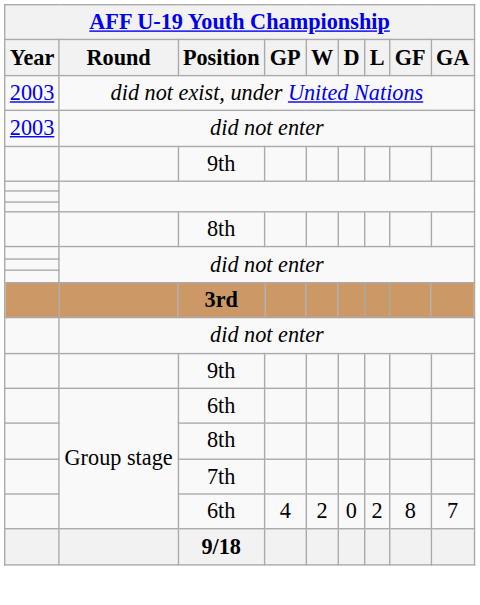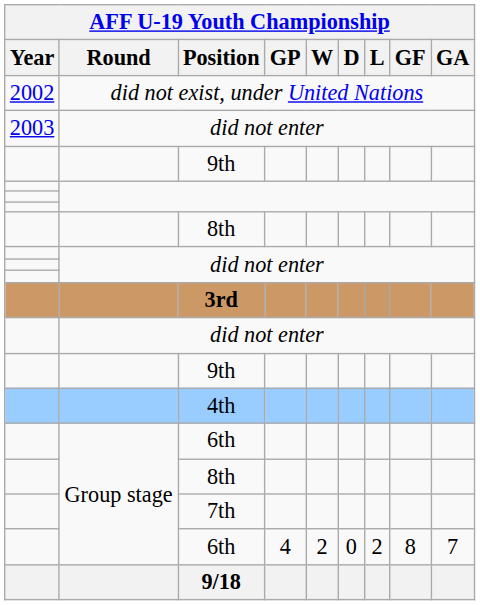(32, 92) 2003 -> (32, 92) 2002
+ row: (119, 406)
